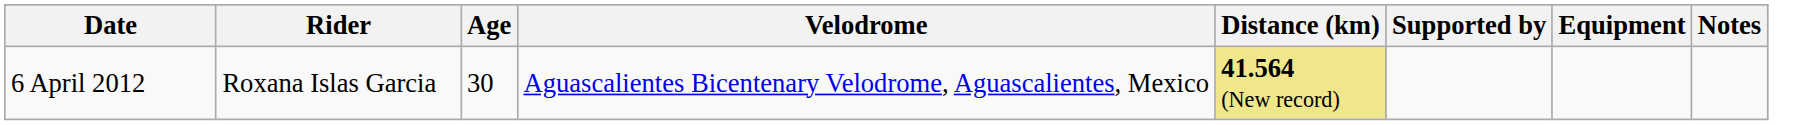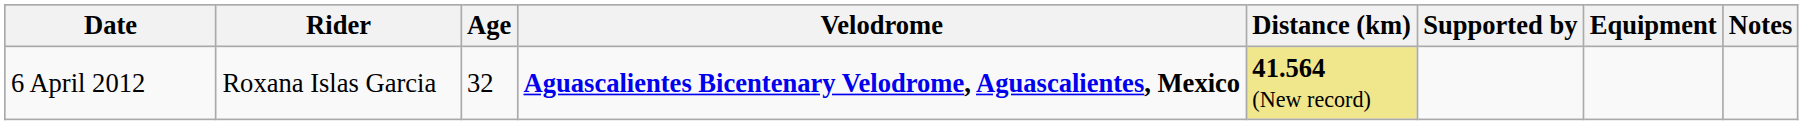(480, 82) 30 -> (480, 82) 32
(866, 82) normal -> (882, 82) bold
